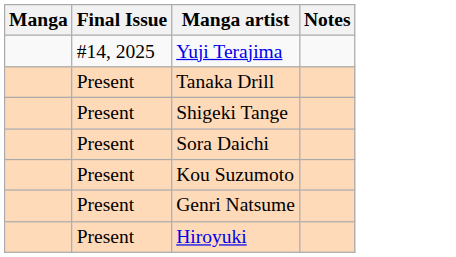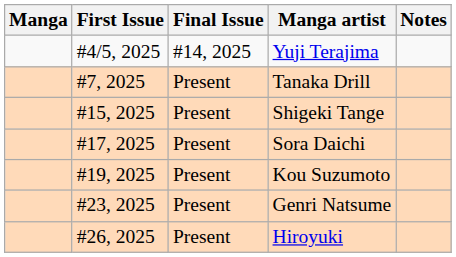+ column: (120, 19)
